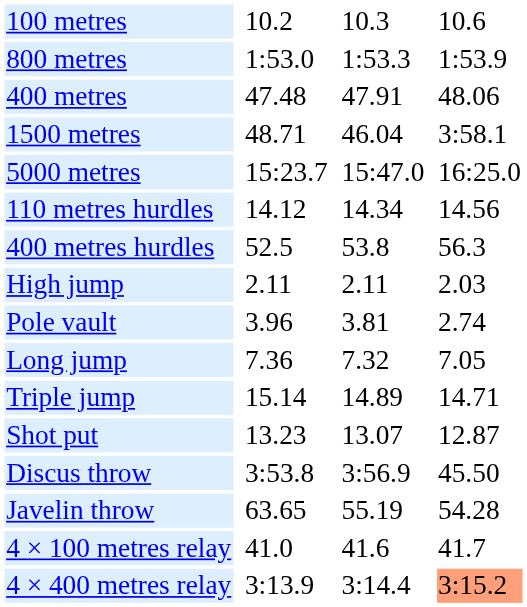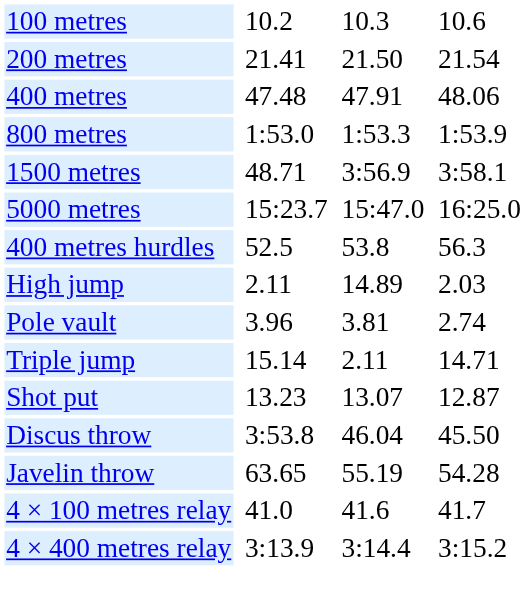+ row: (67, 58)
rows swapped: (67, 96) <-> (67, 58)
(372, 134) 46.04 -> (376, 171) 3:56.9
- row: (110, 209)
(365, 284) 2.11 -> (372, 284) 14.89
- row: (67, 359)
(372, 397) 14.89 -> (365, 359) 2.11
(376, 472) 3:56.9 -> (372, 434) 46.04
(473, 585) lightsalmon background -> (473, 547) no background
